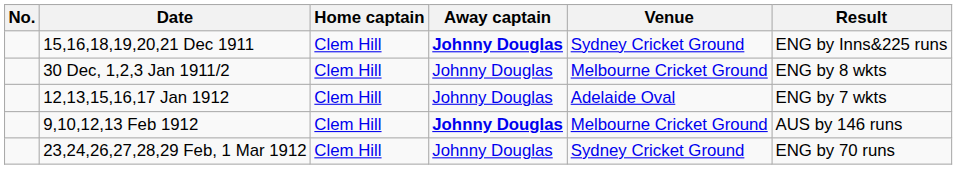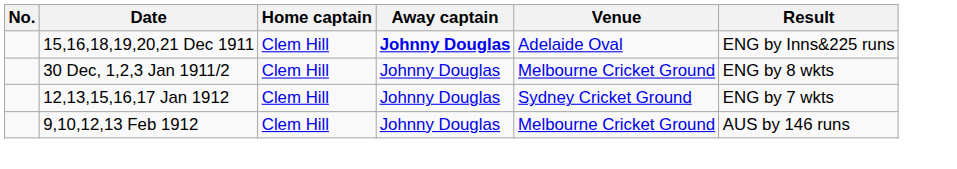(658, 44) Sydney Cricket Ground -> (570, 44) Adelaide Oval
(623, 97) Adelaide Oval -> (605, 97) Sydney Cricket Ground
(498, 124) bold -> (440, 124) normal
- row: (175, 151)
